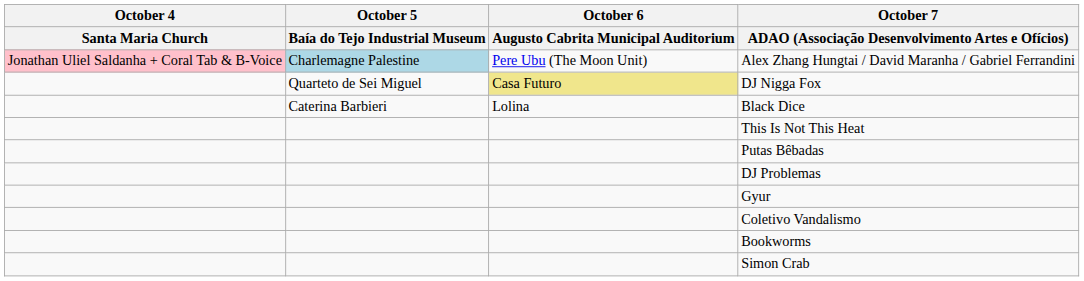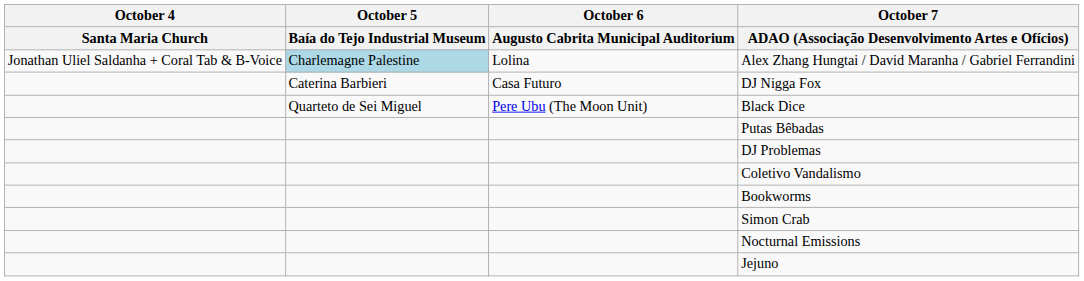(145, 60) pink background -> (145, 60) no background
(570, 60) Pere Ubu (The Moon Unit) -> (511, 60) Lolina
(355, 83) Quarteto de Sei Miguel -> (338, 83) Caterina Barbieri
(527, 83) khaki background -> (527, 83) no background
(338, 106) Caterina Barbieri -> (355, 106) Quarteto de Sei Miguel
(511, 106) Lolina -> (570, 106) Pere Ubu (The Moon Unit)
- row: (803, 128)
- row: (756, 196)
+ row: (801, 241)
+ row: (760, 264)
